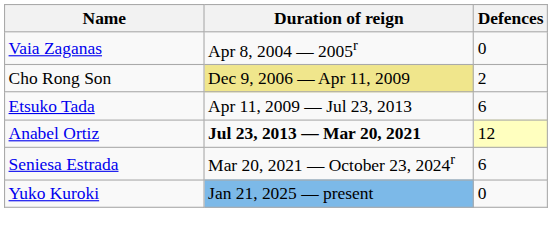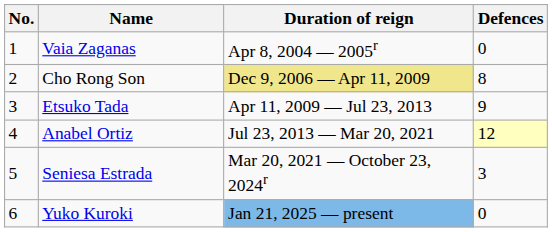+ column: (21, 18)
(482, 78) 2 -> (482, 78) 8
(482, 106) 6 -> (482, 106) 9
(315, 133) bold -> (331, 133) normal
(482, 163) 6 -> (482, 173) 3
